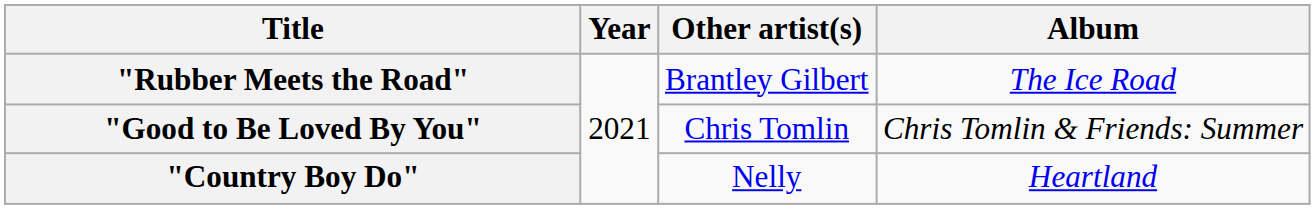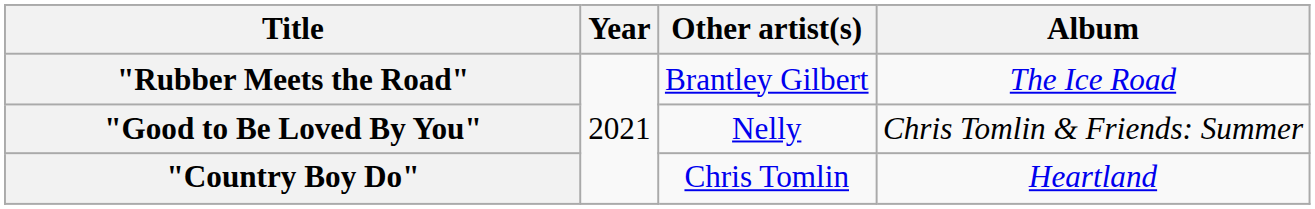(767, 128) Chris Tomlin -> (767, 128) Nelly
(767, 177) Nelly -> (767, 177) Chris Tomlin
